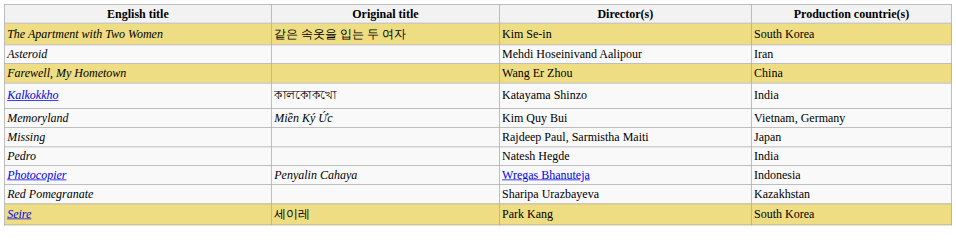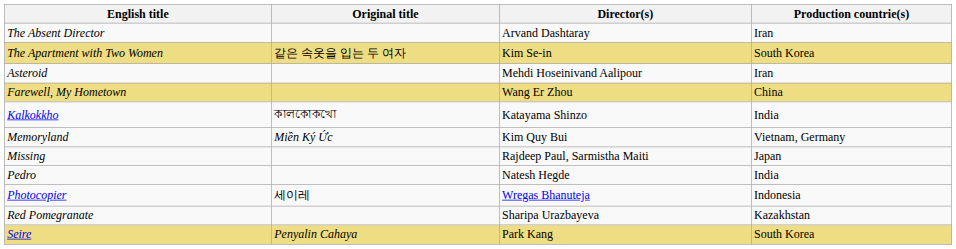+ row: (56, 33)
(316, 175) Penyalin Cahaya -> (292, 195) 세이레
(292, 214) 세이레 -> (316, 234) Penyalin Cahaya
